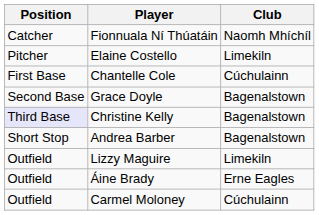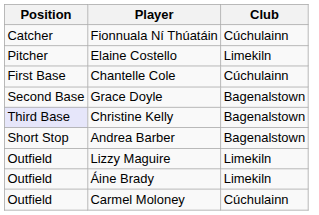(267, 35) Naomh Mhíchíl -> (256, 35) Cúchulainn
(259, 179) Erne Eagles -> (247, 179) Limekiln
